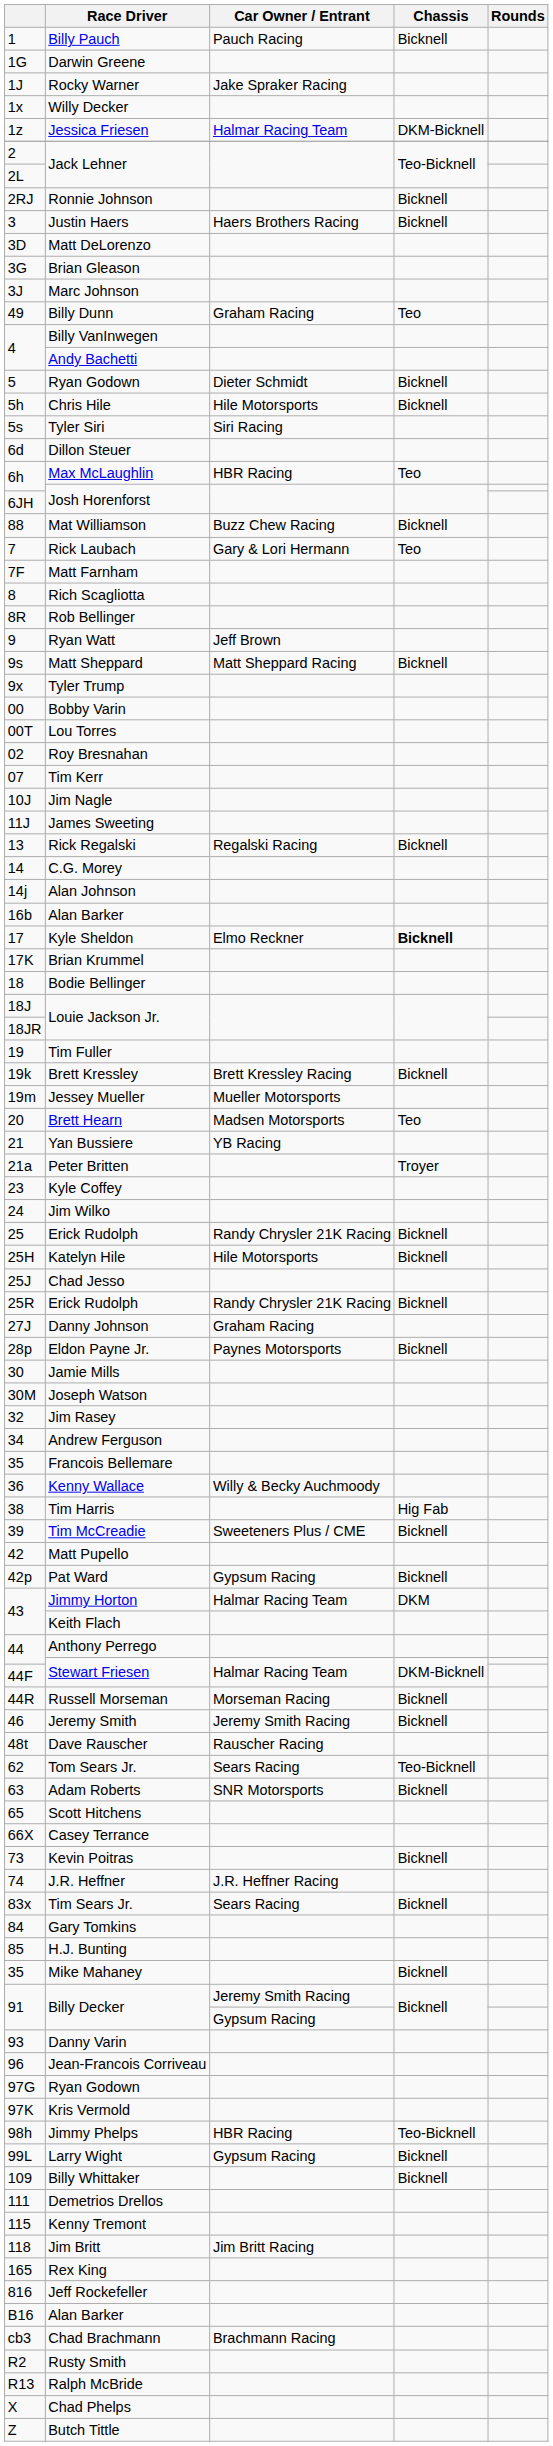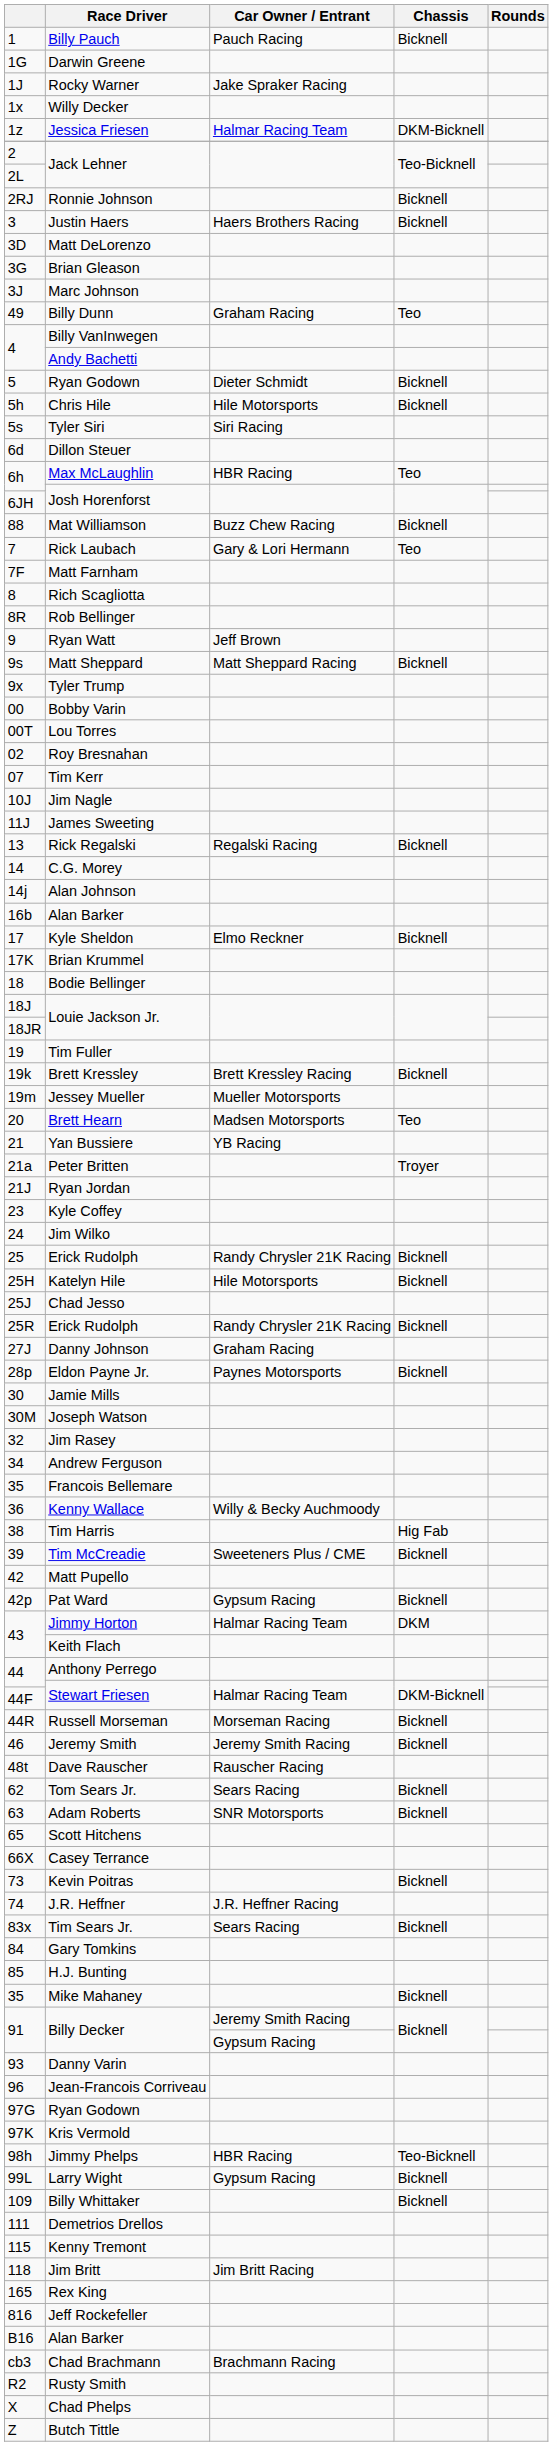(425, 937) bold -> (423, 937) normal
+ row: (19, 1189)
(437, 1767) Teo-Bicknell -> (423, 1790) Bicknell
- row: (21, 2384)
